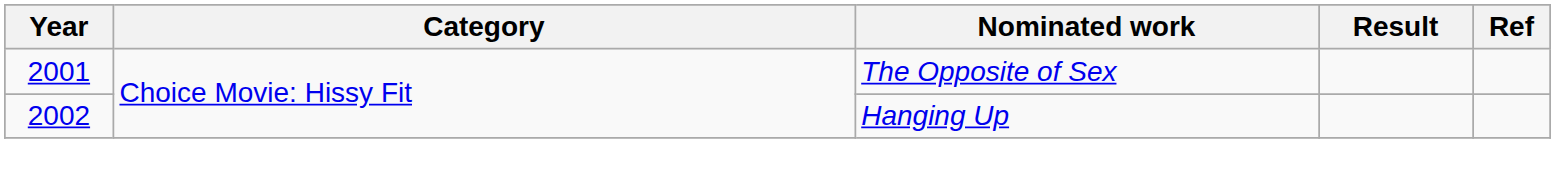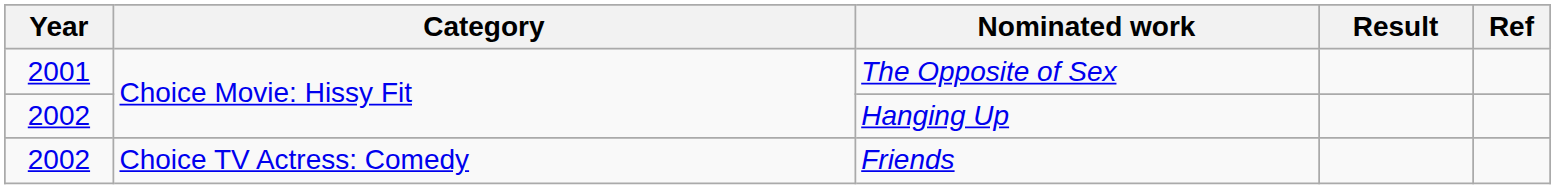+ row: (908, 159)
